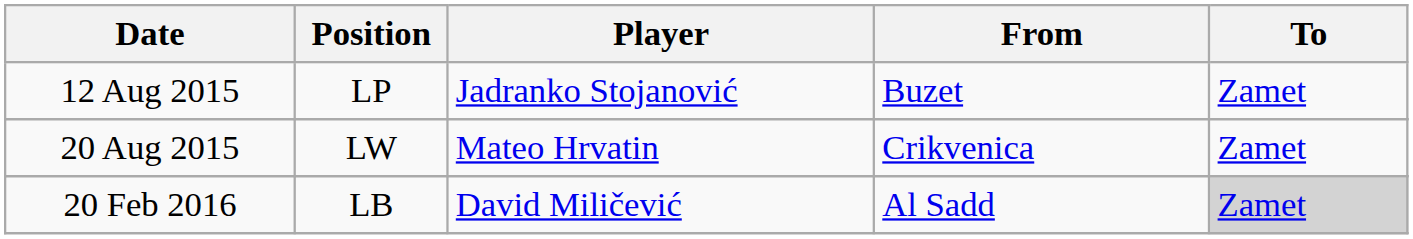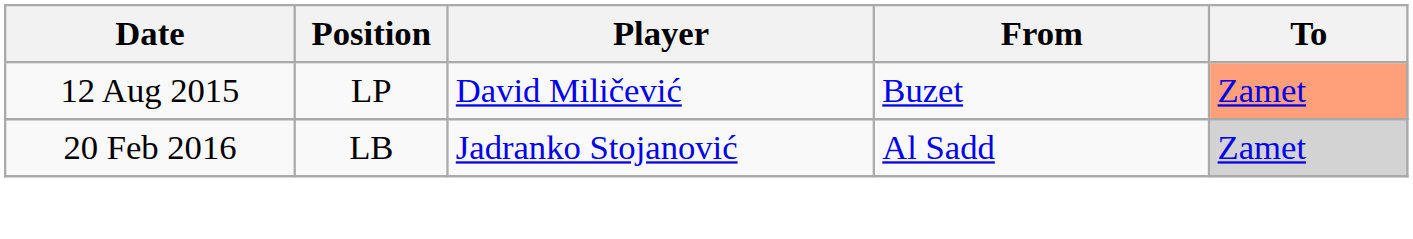(597, 90) Jadranko Stojanović -> (569, 90) David Miličević
(1262, 90) no background -> (1262, 90) lightsalmon background
- row: (150, 147)
(569, 204) David Miličević -> (597, 147) Jadranko Stojanović
